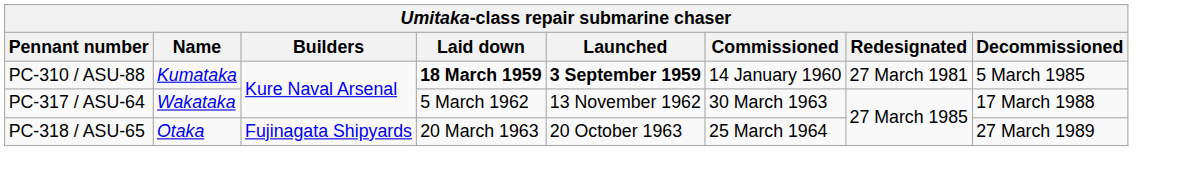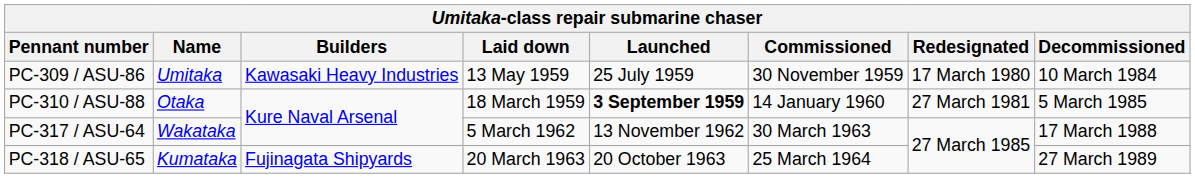+ row: (77, 74)
(197, 74) Kumataka -> (181, 103) Otaka
(481, 74) bold -> (526, 103) normal
(181, 131) Otaka -> (197, 159) Kumataka
